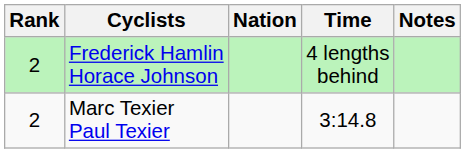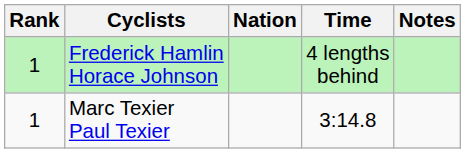(34, 64) 2 -> (34, 64) 1
(34, 120) 2 -> (34, 120) 1
